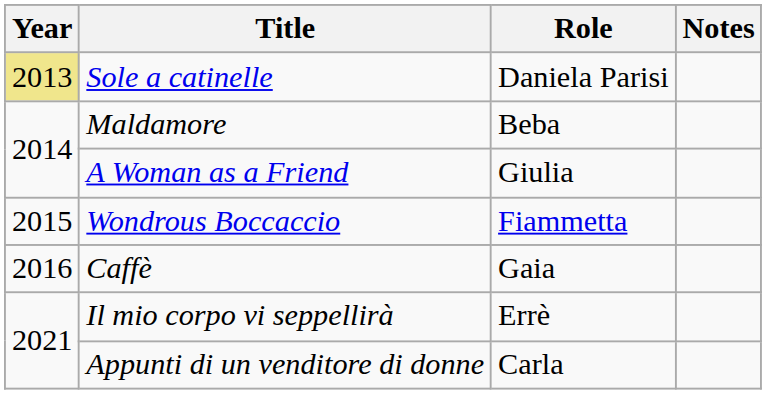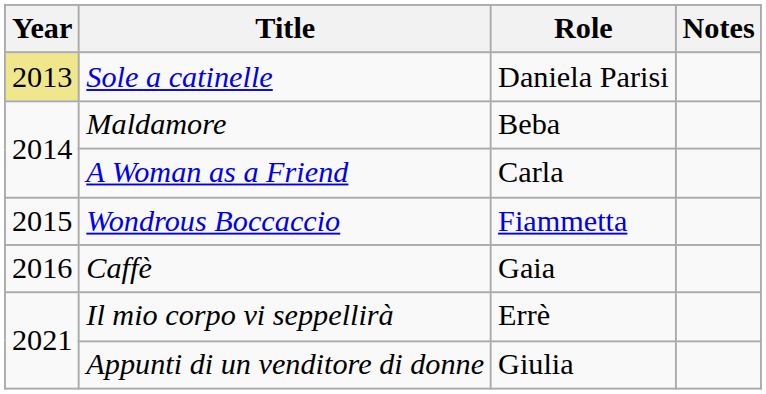(536, 172) Giulia -> (531, 172) Carla
(531, 364) Carla -> (536, 364) Giulia
